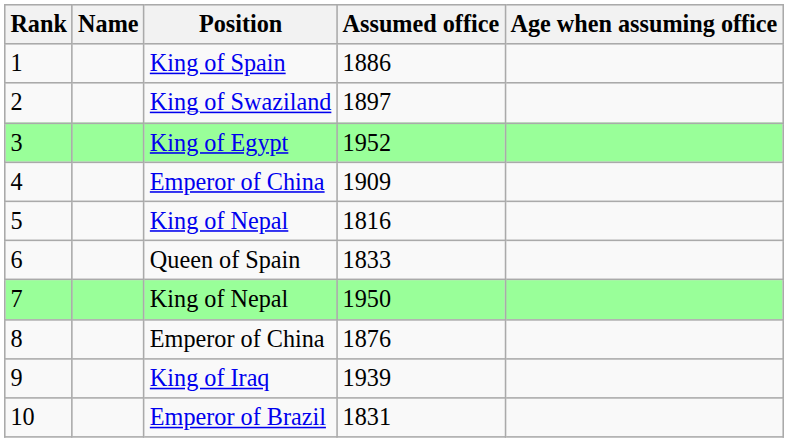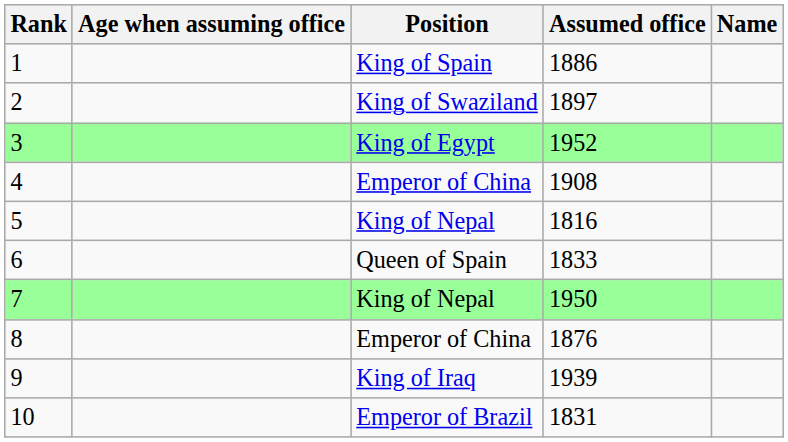columns swapped: (108, 23) <-> (644, 23)
(367, 180) 1909 -> (573, 180) 1908
